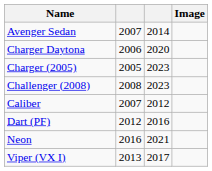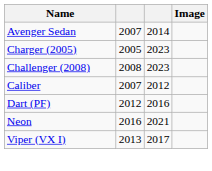- row: (46, 49)
